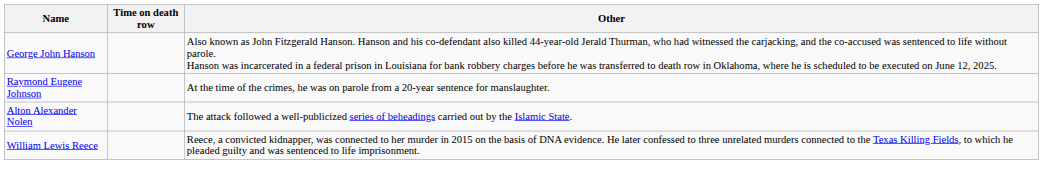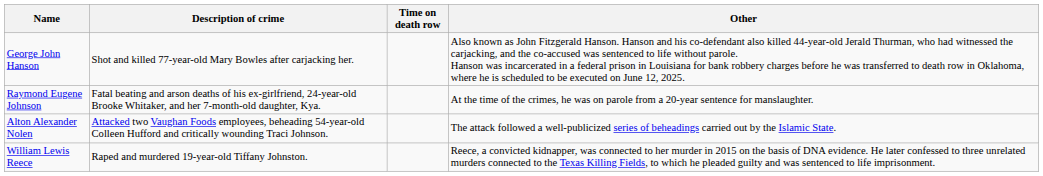+ column: (238, 18)
